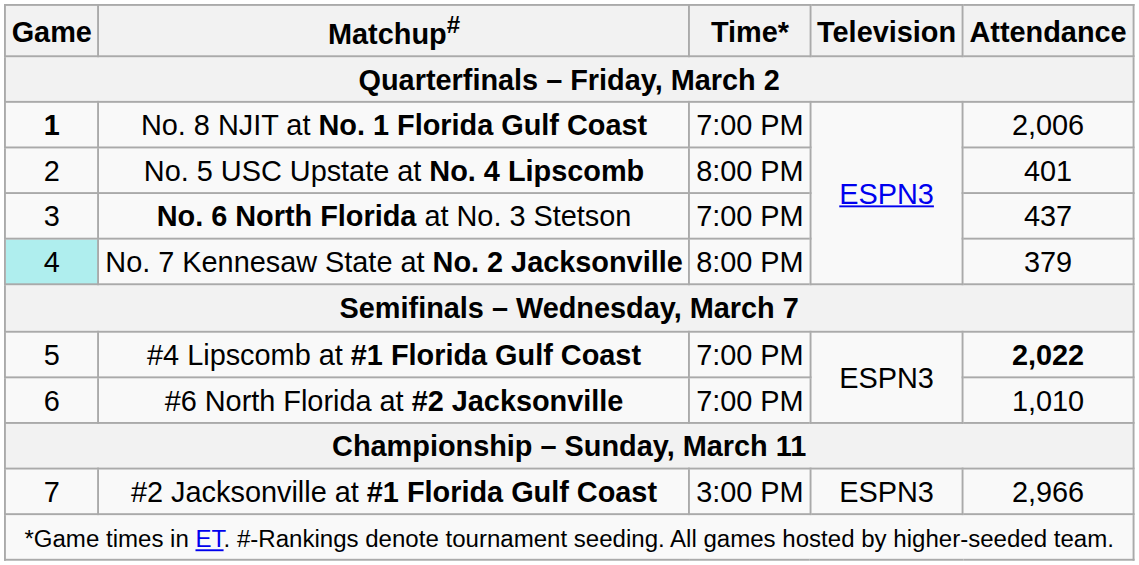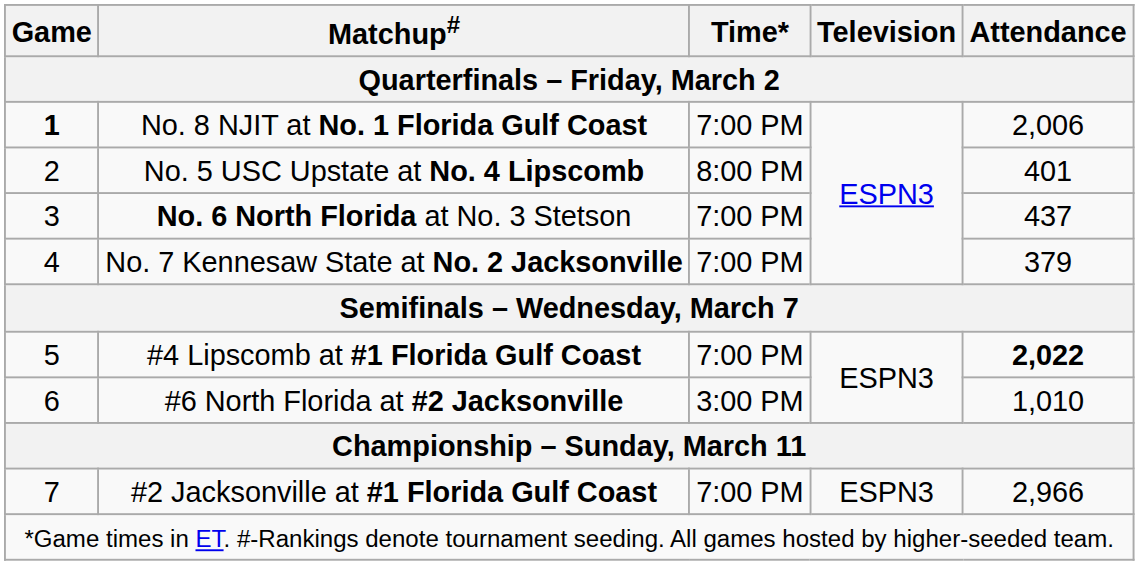(52, 262) paleturquoise background -> (52, 262) no background
(750, 262) 8:00 PM -> (750, 262) 7:00 PM
(750, 400) 7:00 PM -> (750, 400) 3:00 PM
(750, 491) 3:00 PM -> (750, 491) 7:00 PM
